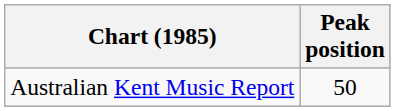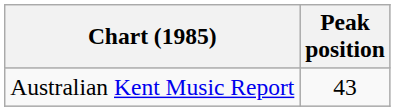(345, 86) 50 -> (345, 86) 43
